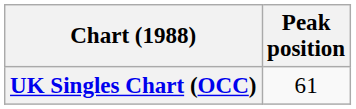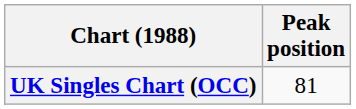(306, 85) 61 -> (306, 85) 81
